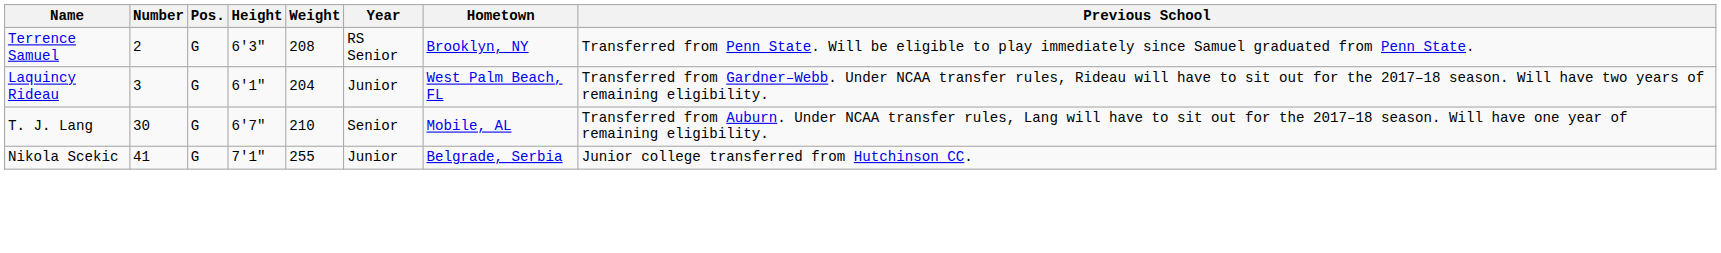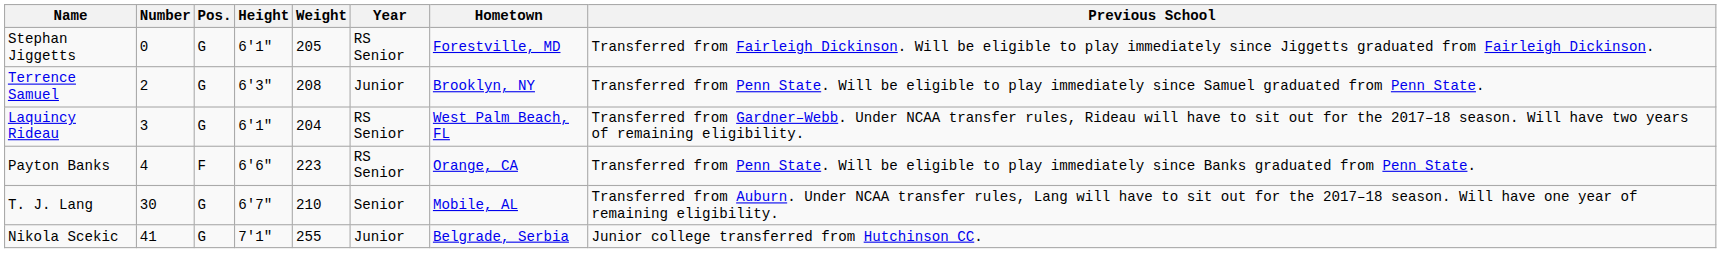+ row: (42, 47)
(373, 47) RS Senior -> (379, 87) Junior
(373, 87) Junior -> (379, 126) RS Senior
+ row: (59, 166)
